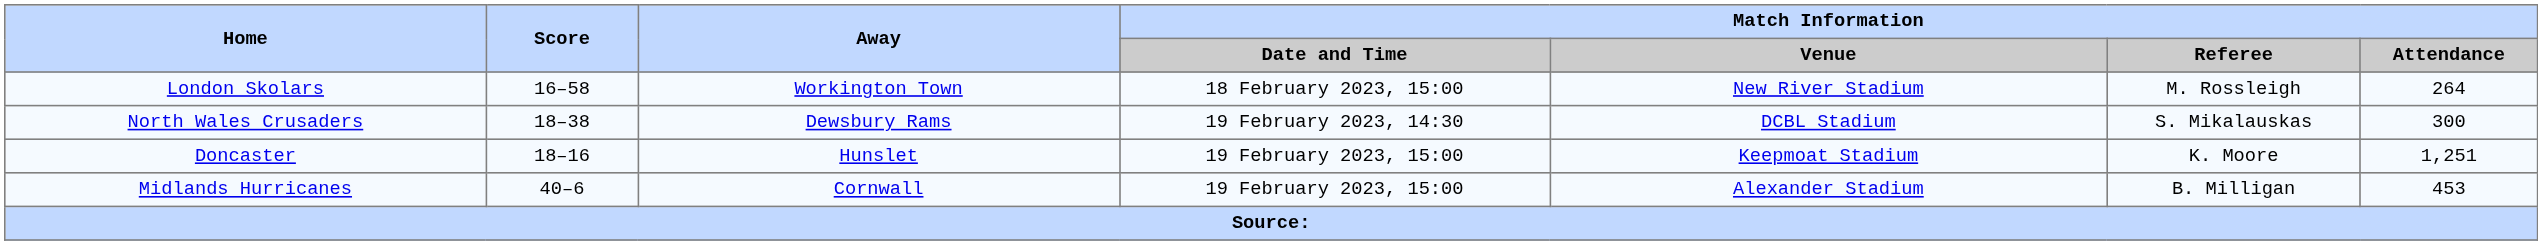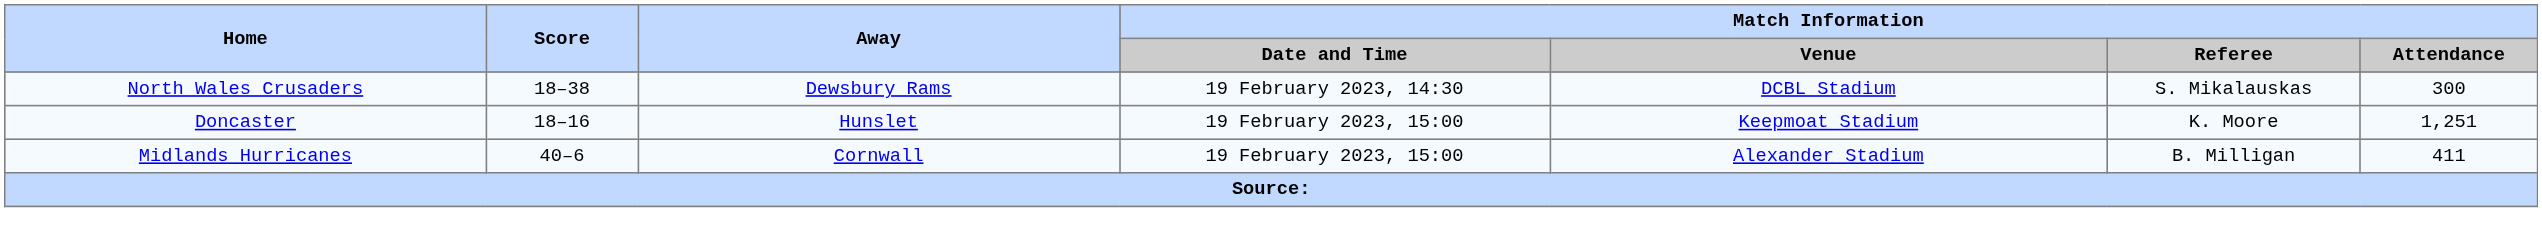- row: (245, 89)
(2449, 190) 453 -> (2449, 156) 411
